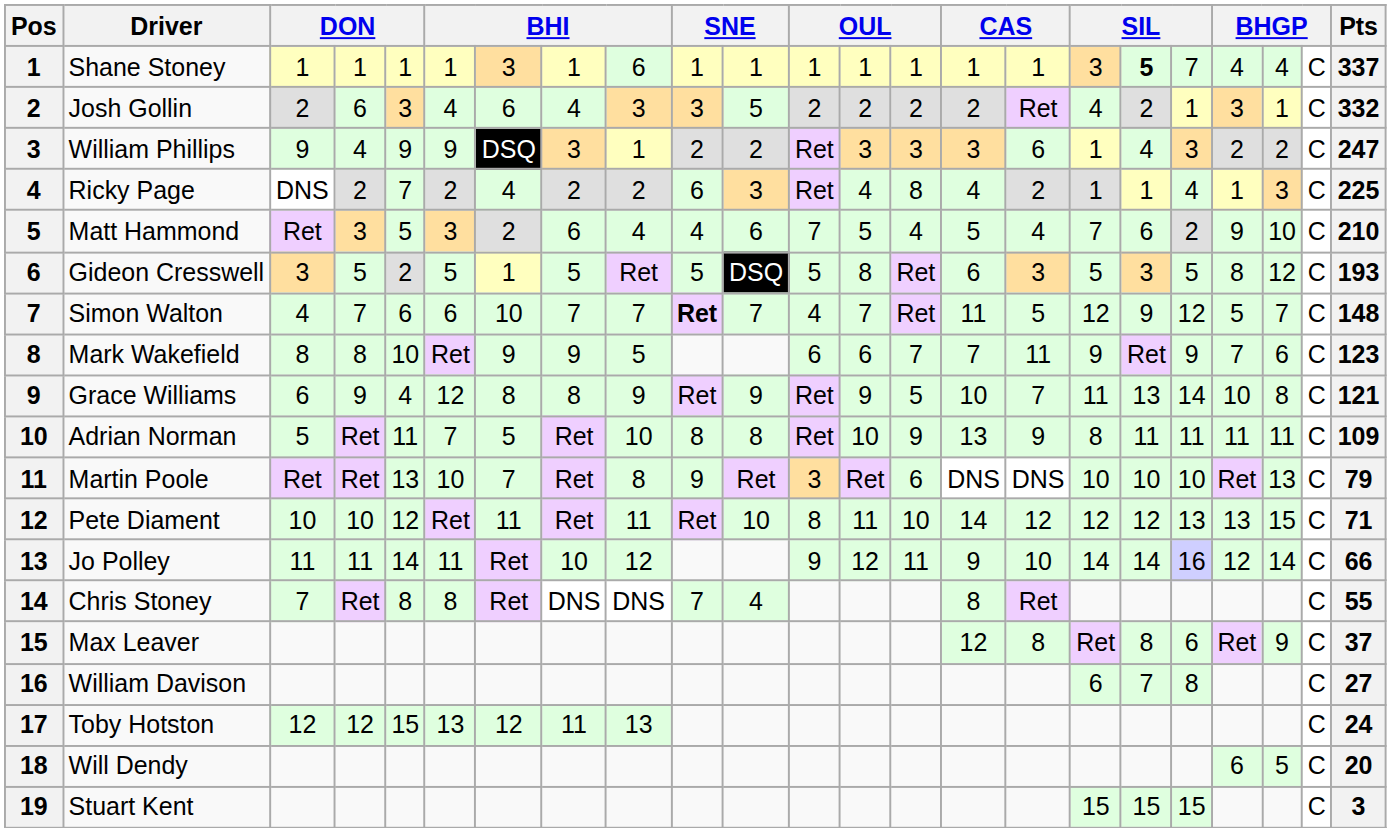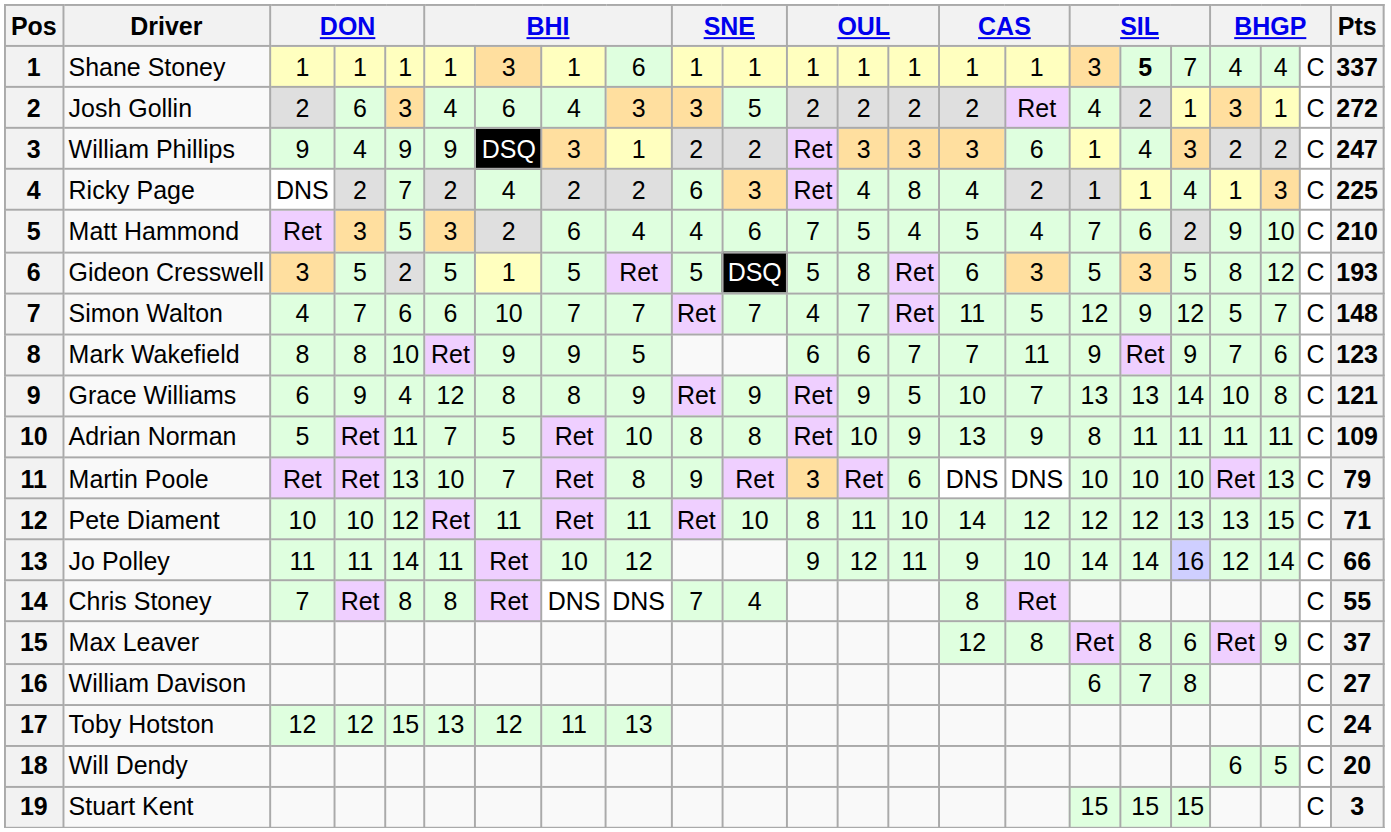(1359, 108) 332 -> (1357, 108) 272
(697, 313) bold -> (696, 313) normal
(1096, 396) 11 -> (1094, 396) 13
